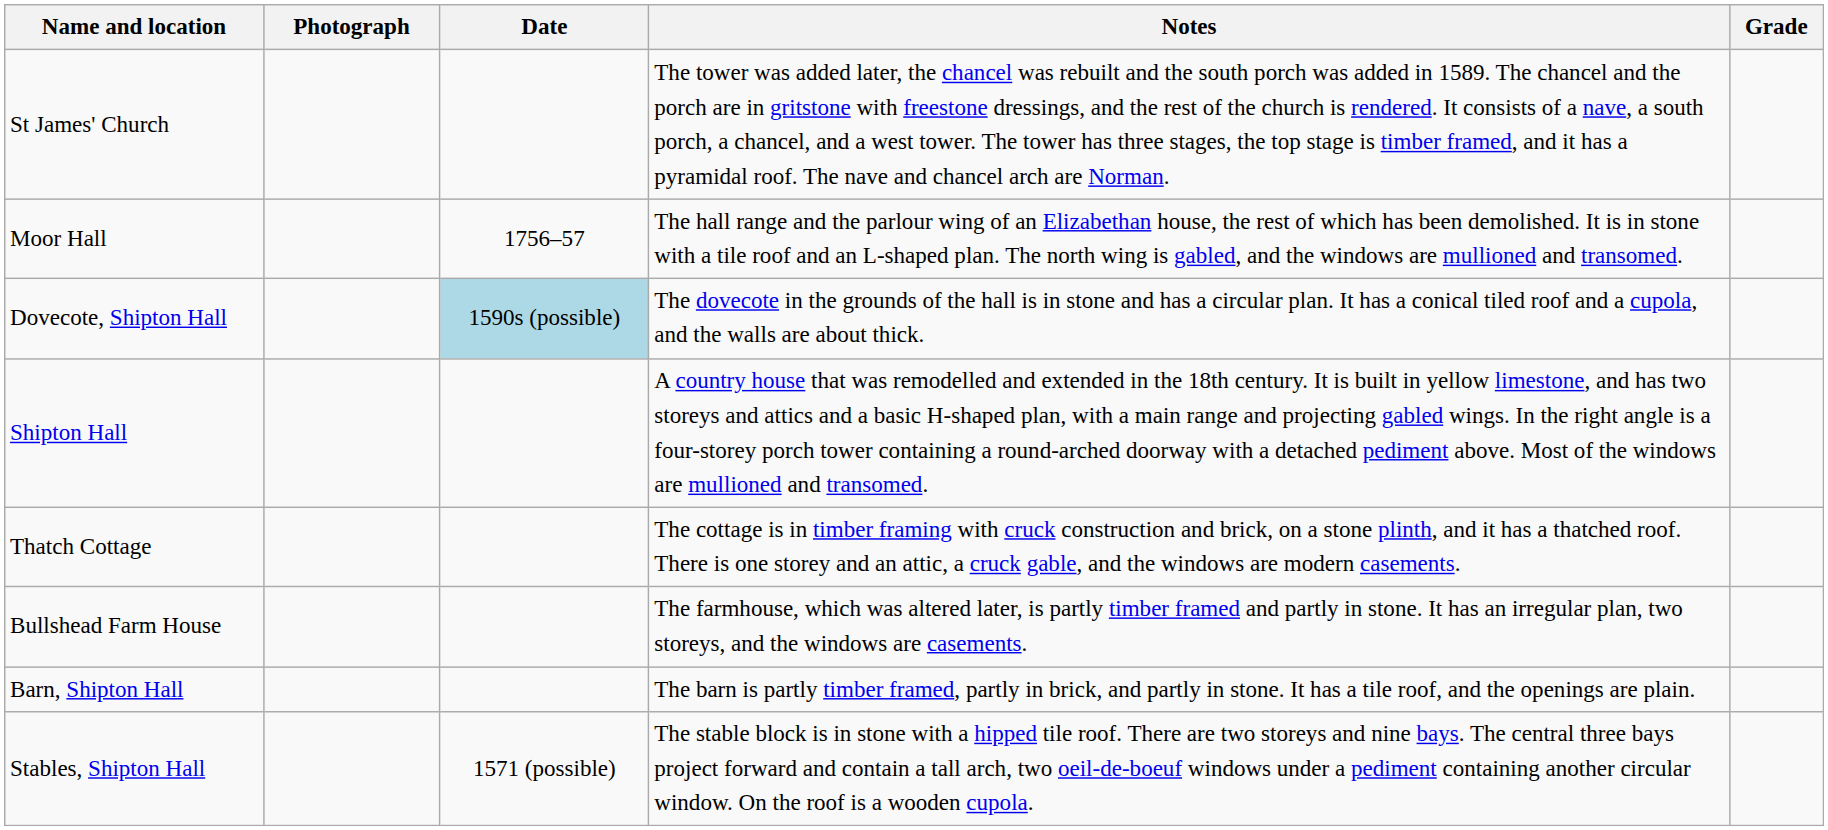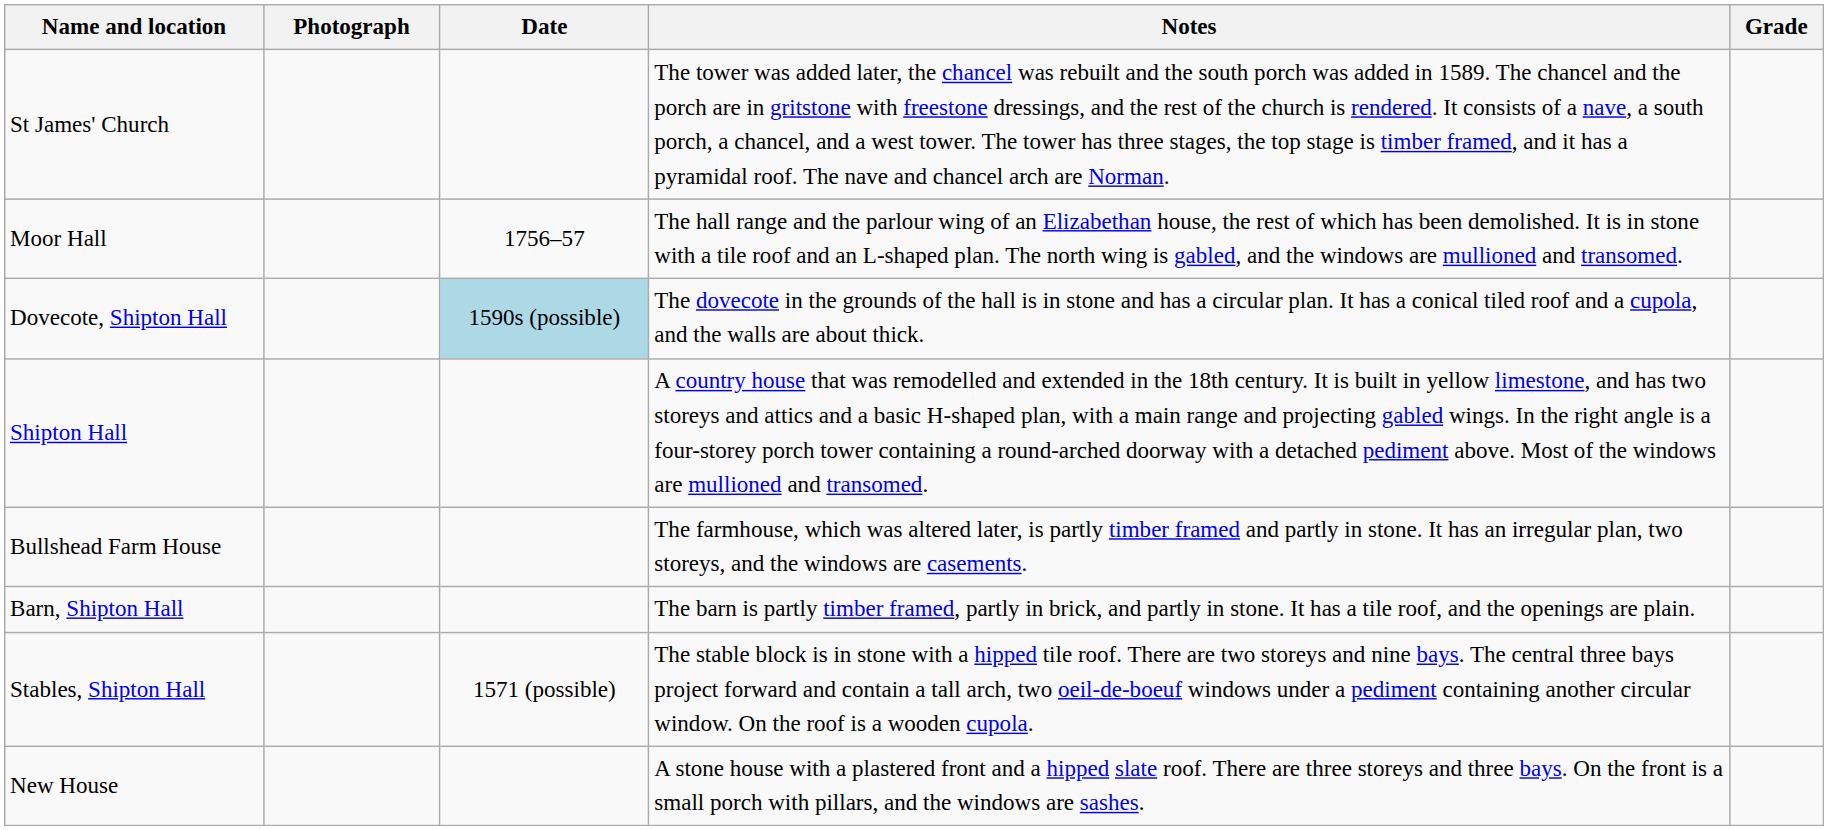- row: (81, 546)
+ row: (64, 785)
